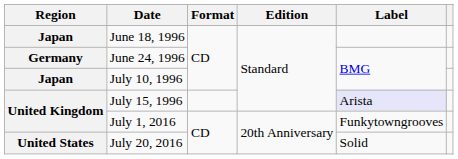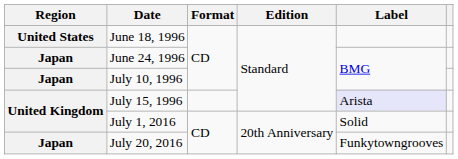(55, 36) Japan -> (55, 36) United States
(56, 57) Germany -> (55, 57) Japan
(391, 121) Funkytowngrooves -> (354, 121) Solid
(55, 143) United States -> (55, 143) Japan
(354, 143) Solid -> (391, 143) Funkytowngrooves
